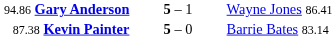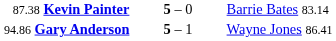rows swapped: (71, 29) <-> (67, 9)
